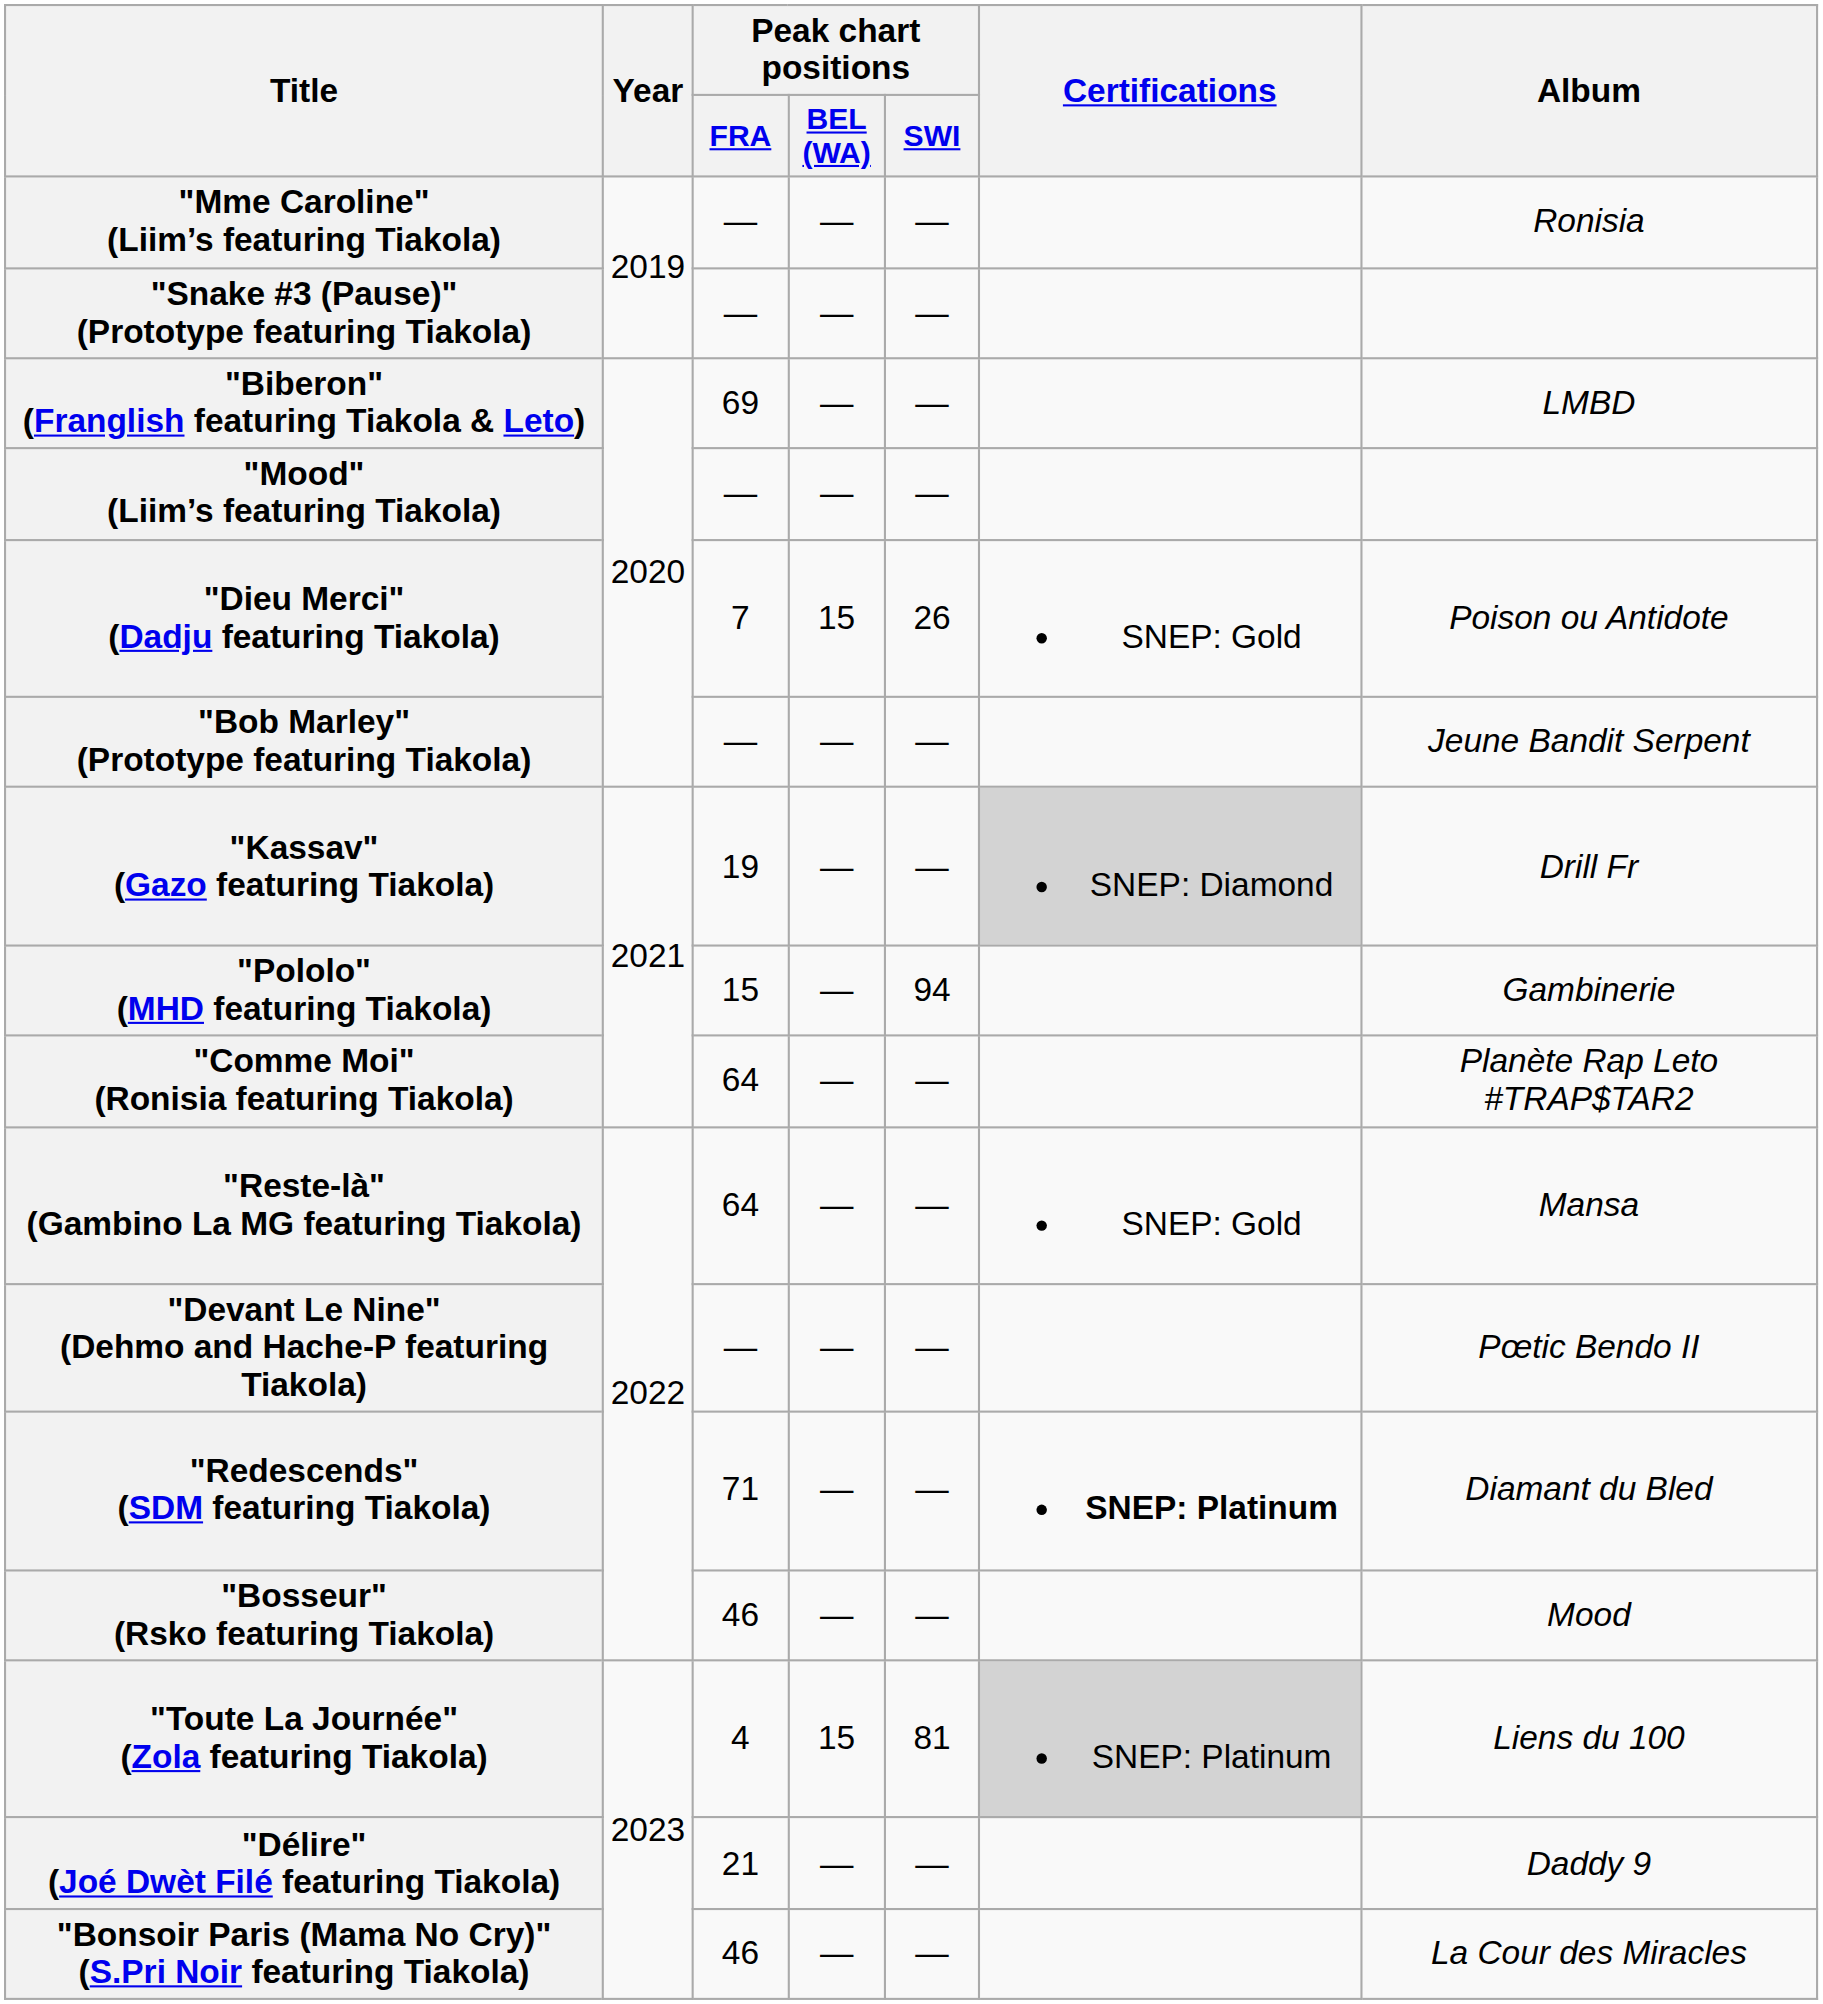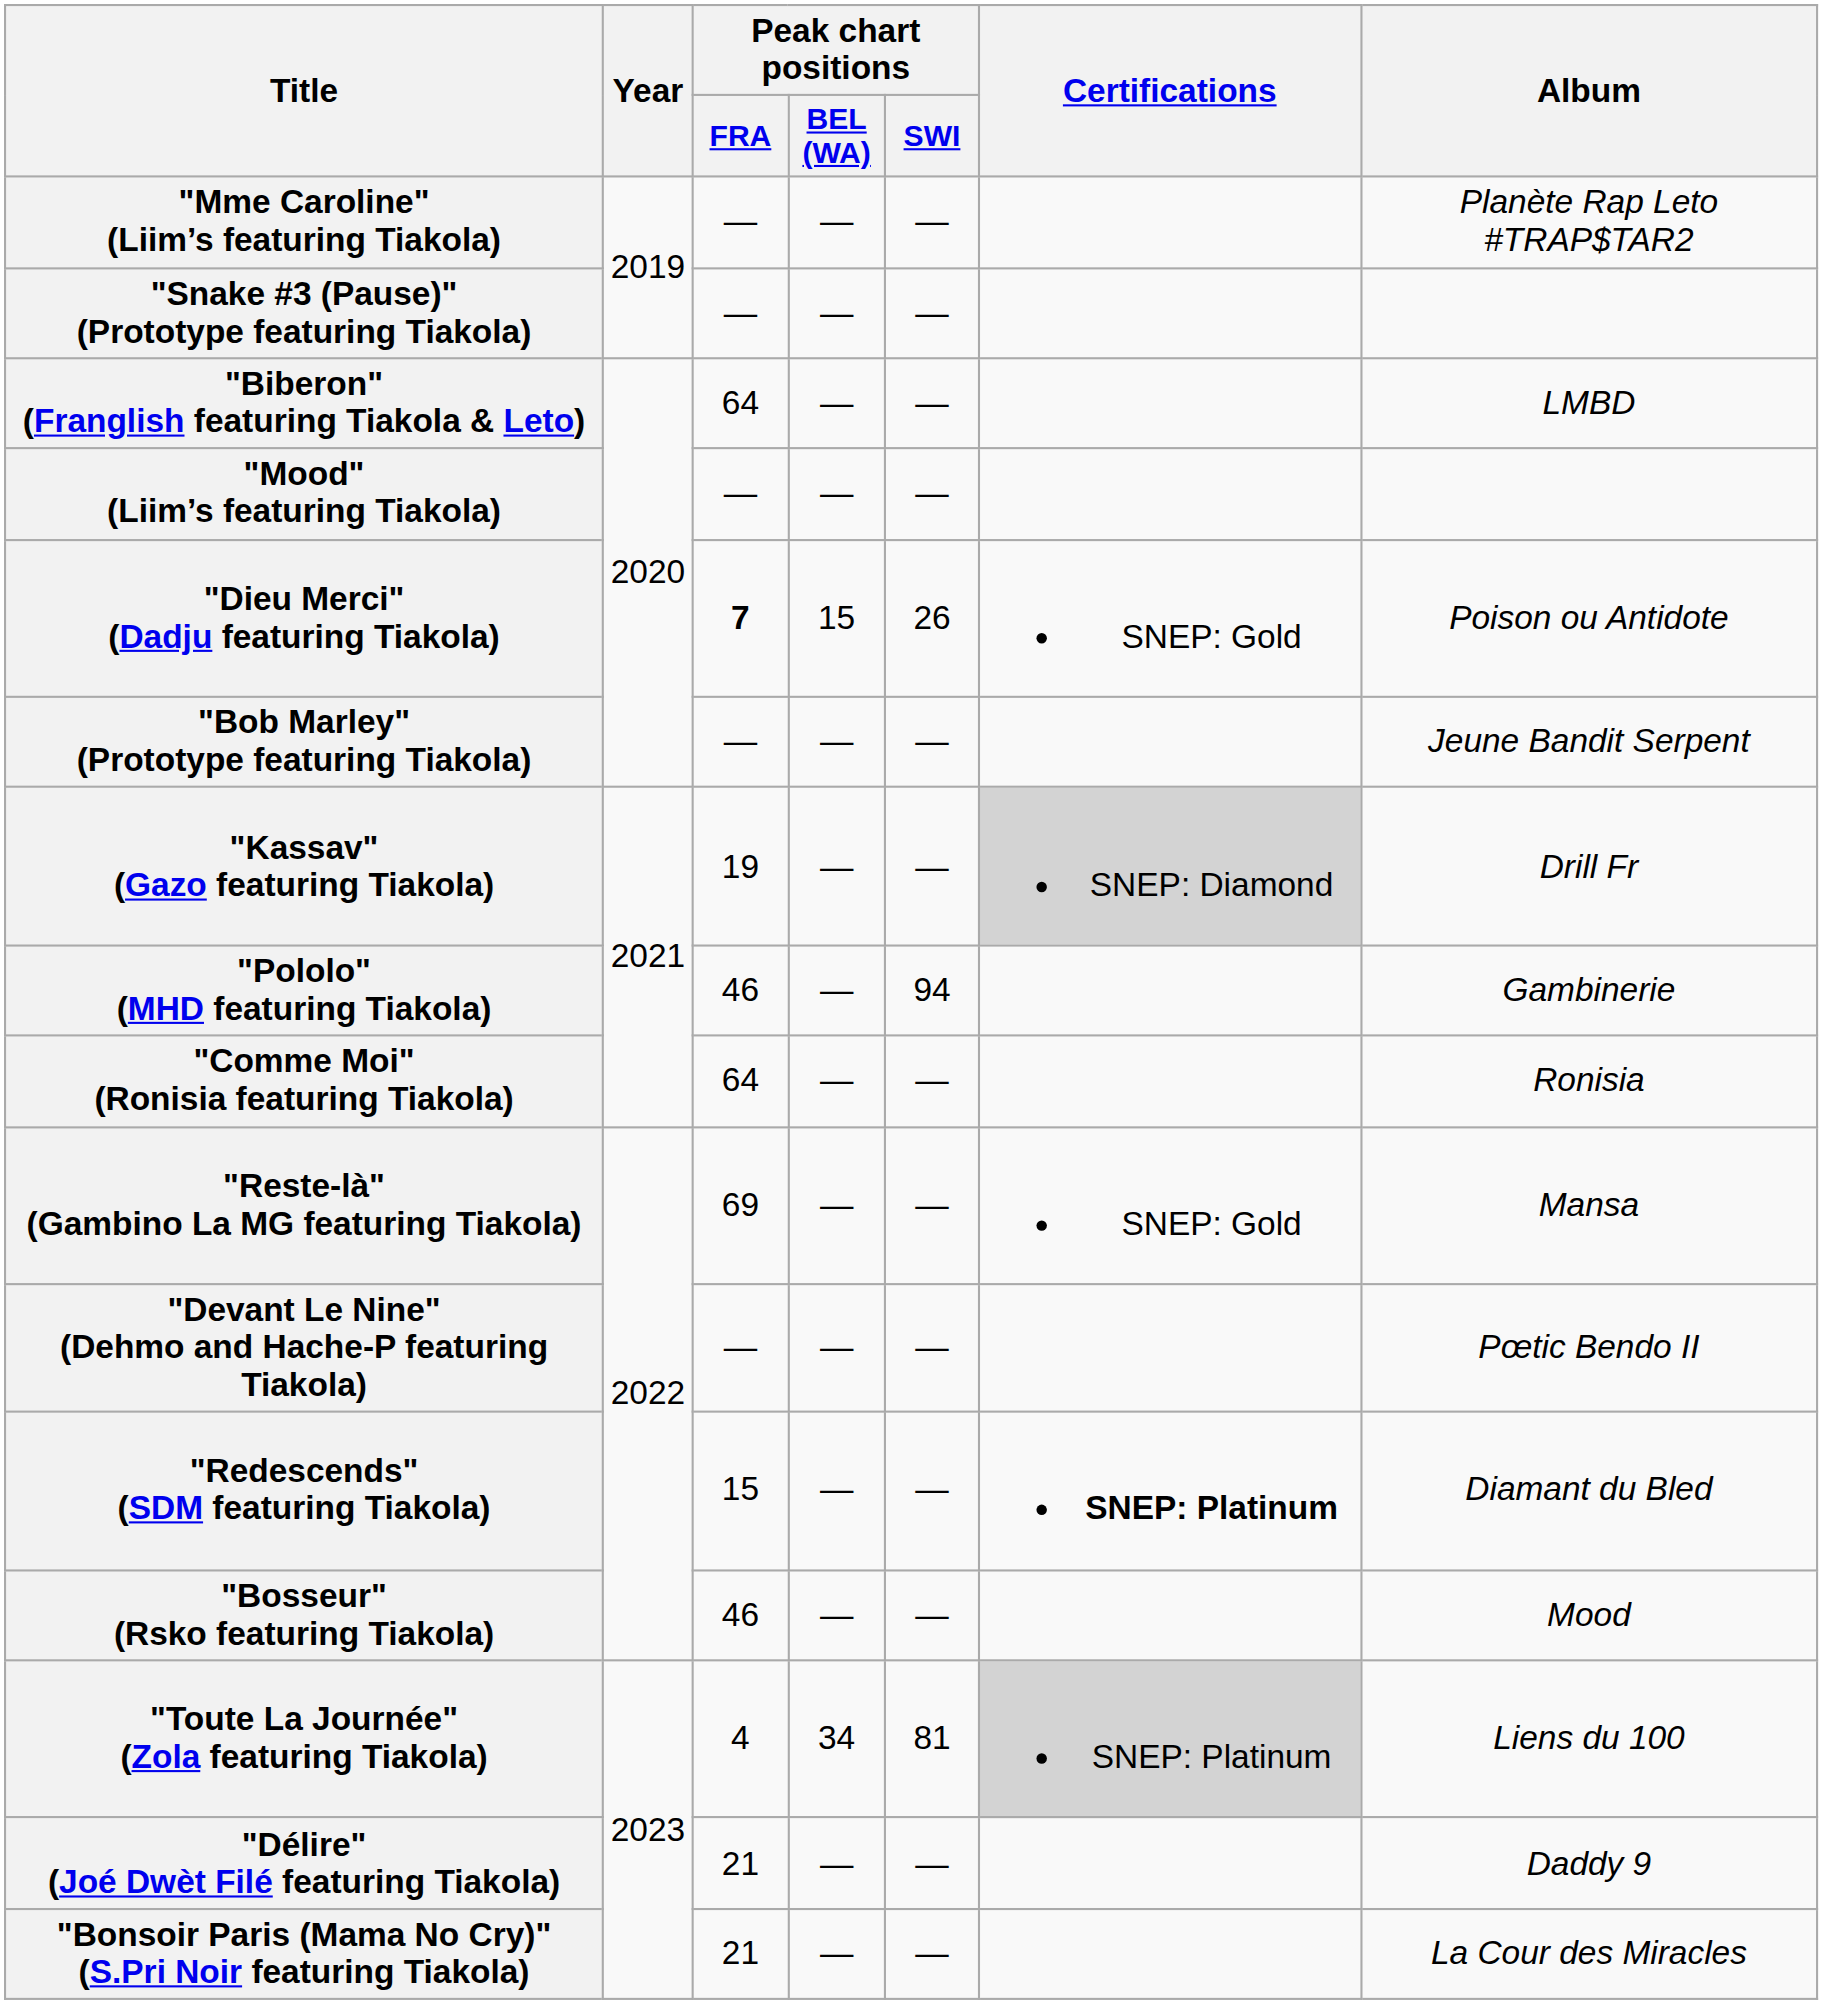(1589, 221) Ronisia -> (1589, 221) Planète Rap Leto #TRAP$TAR2
(740, 402) 69 -> (740, 402) 64
(740, 617) normal -> (740, 617) bold
(740, 989) 15 -> (740, 989) 46
(1589, 1080) Planète Rap Leto #TRAP$TAR2 -> (1589, 1080) Ronisia
(740, 1204) 64 -> (740, 1204) 69
(740, 1490) 71 -> (740, 1490) 15
(837, 1738) 15 -> (837, 1738) 34
(740, 1953) 46 -> (740, 1953) 21
